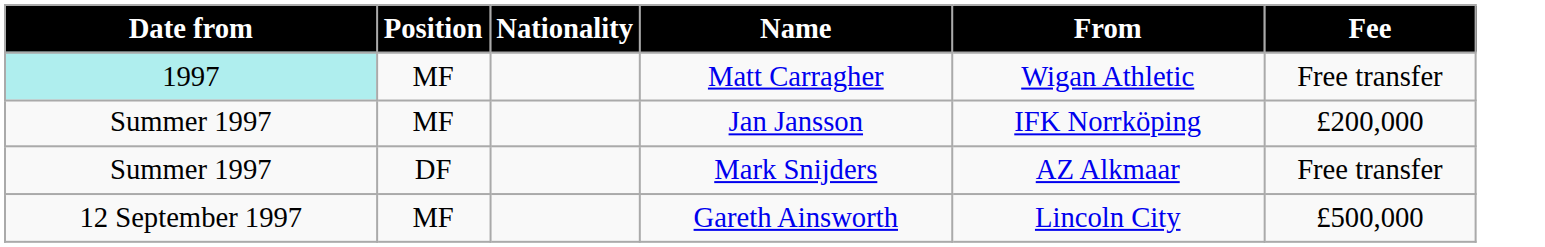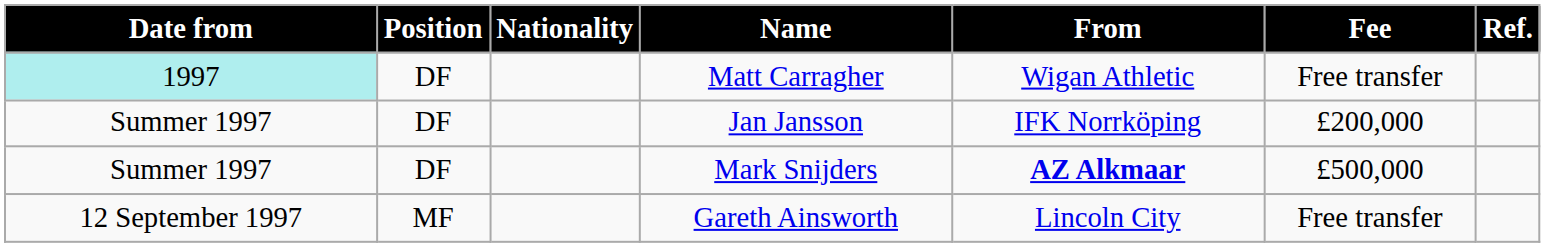+ column: (1508, 28)
(433, 75) MF -> (433, 75) DF
(433, 123) MF -> (433, 123) DF
(1108, 170) normal -> (1108, 170) bold
(1370, 170) Free transfer -> (1370, 170) £500,000
(1370, 217) £500,000 -> (1370, 217) Free transfer
